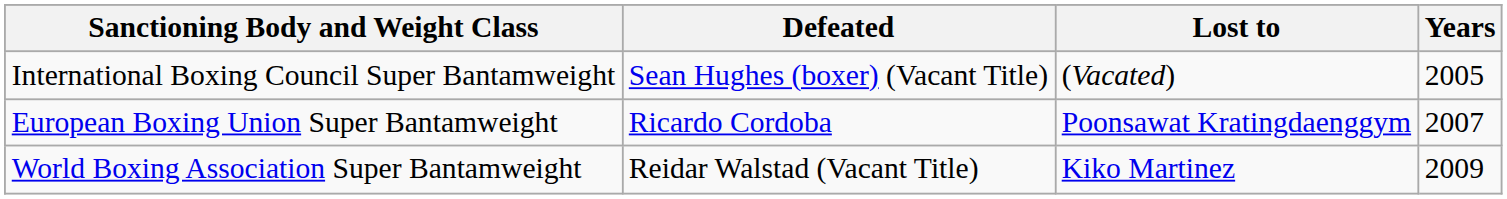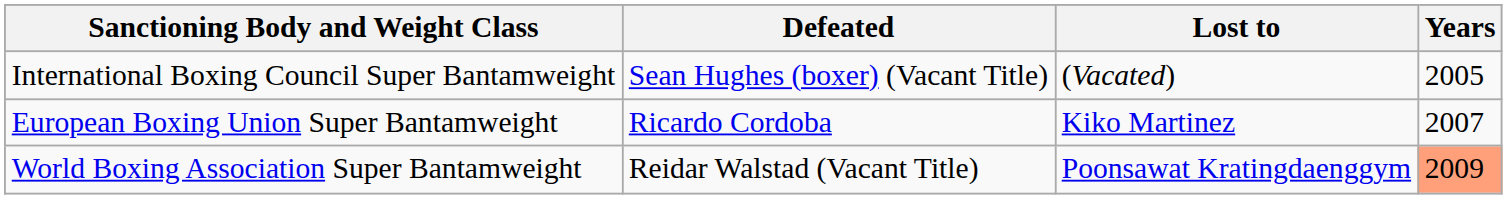(1236, 121) Poonsawat Kratingdaenggym -> (1148, 121) Kiko Martinez
(1148, 168) Kiko Martinez -> (1236, 168) Poonsawat Kratingdaenggym
(1454, 168) no background -> (1454, 168) lightsalmon background
